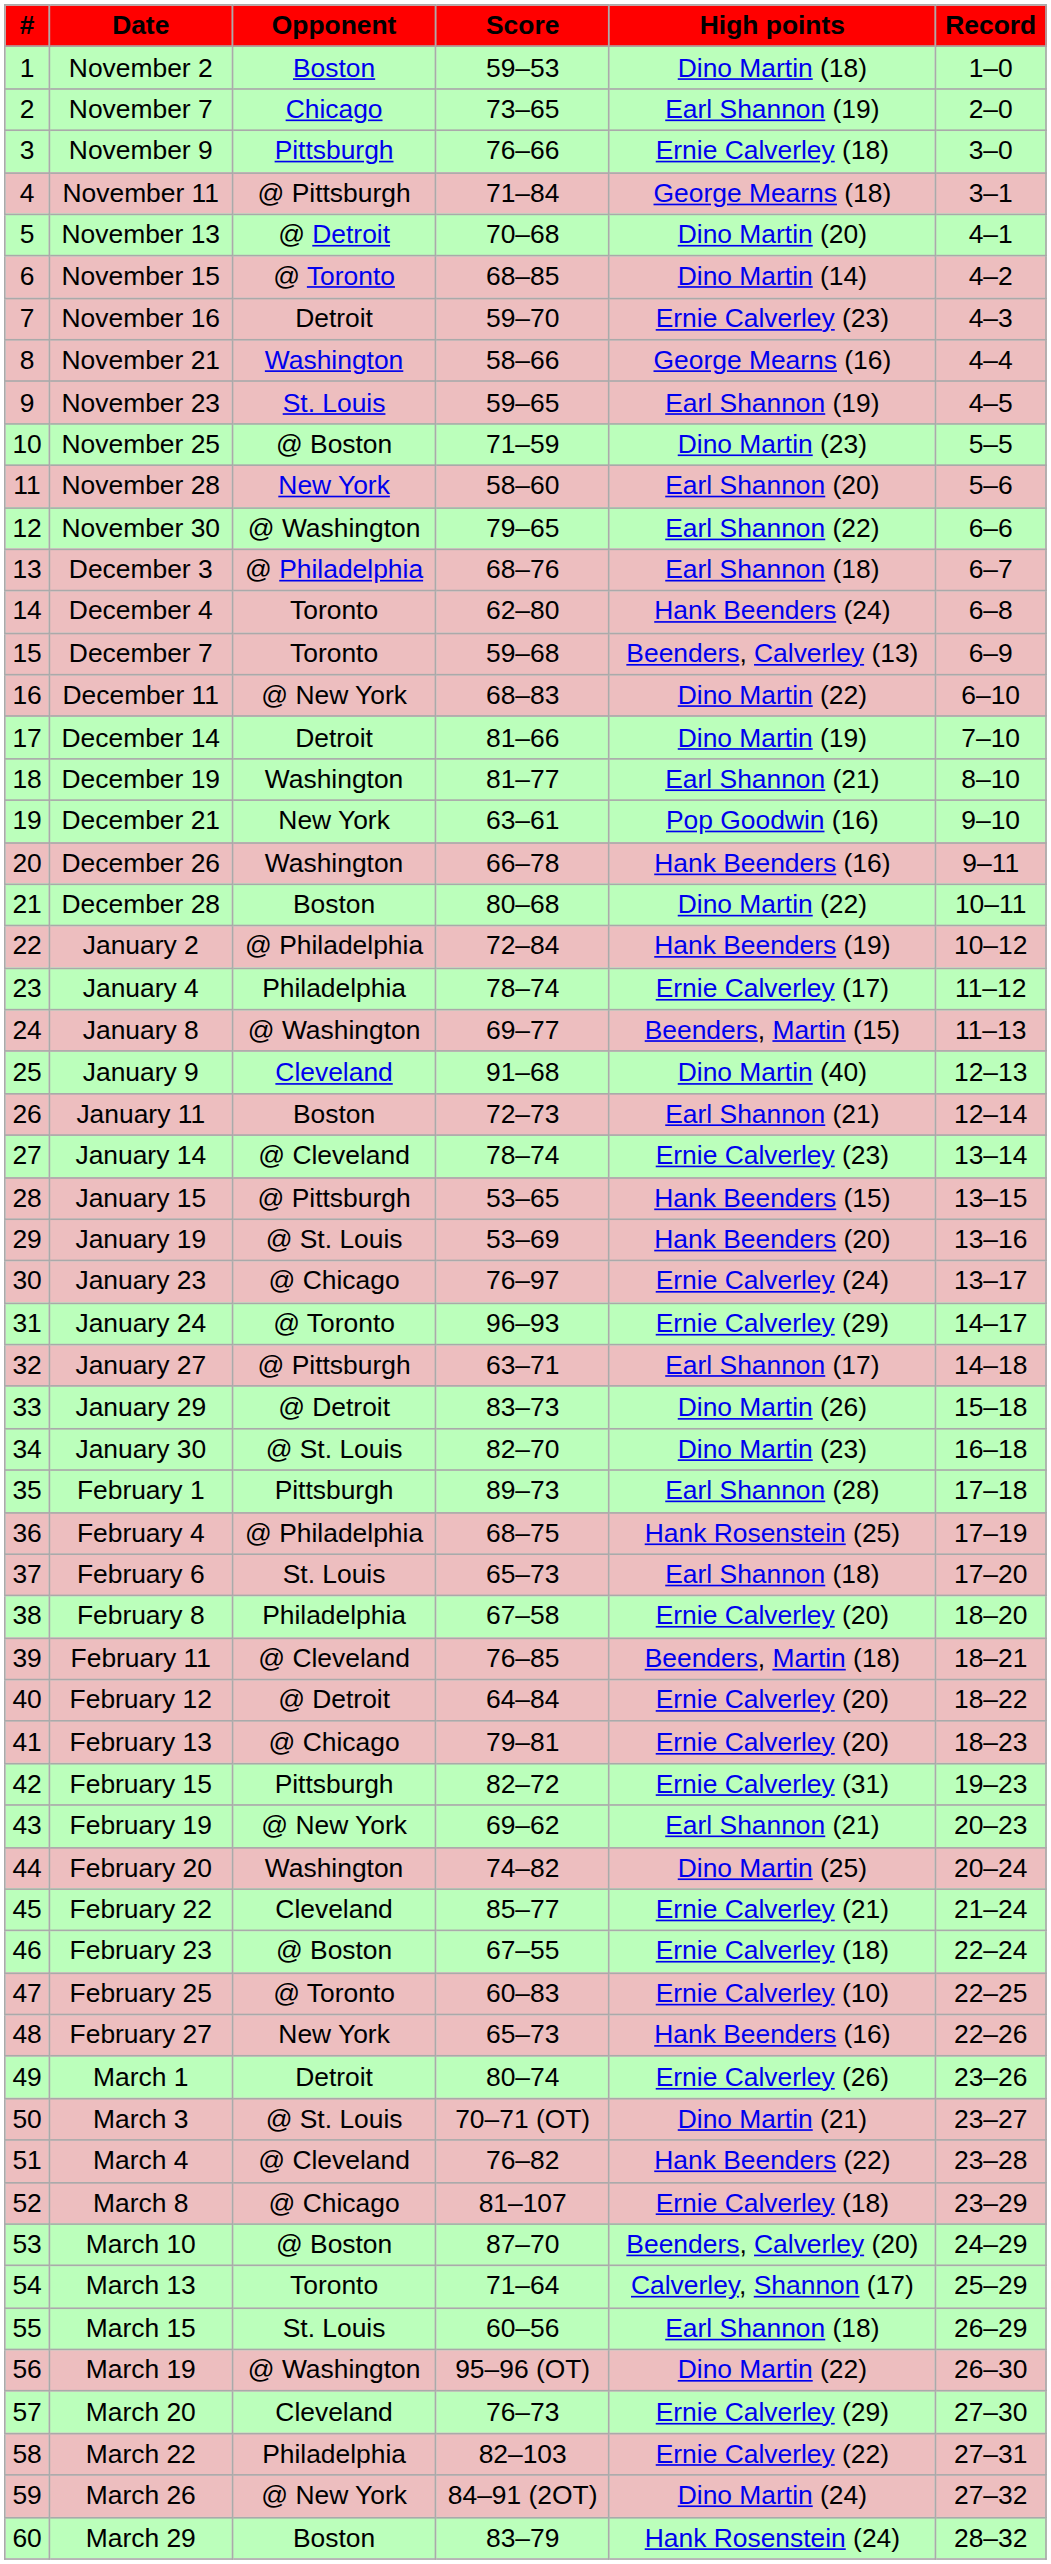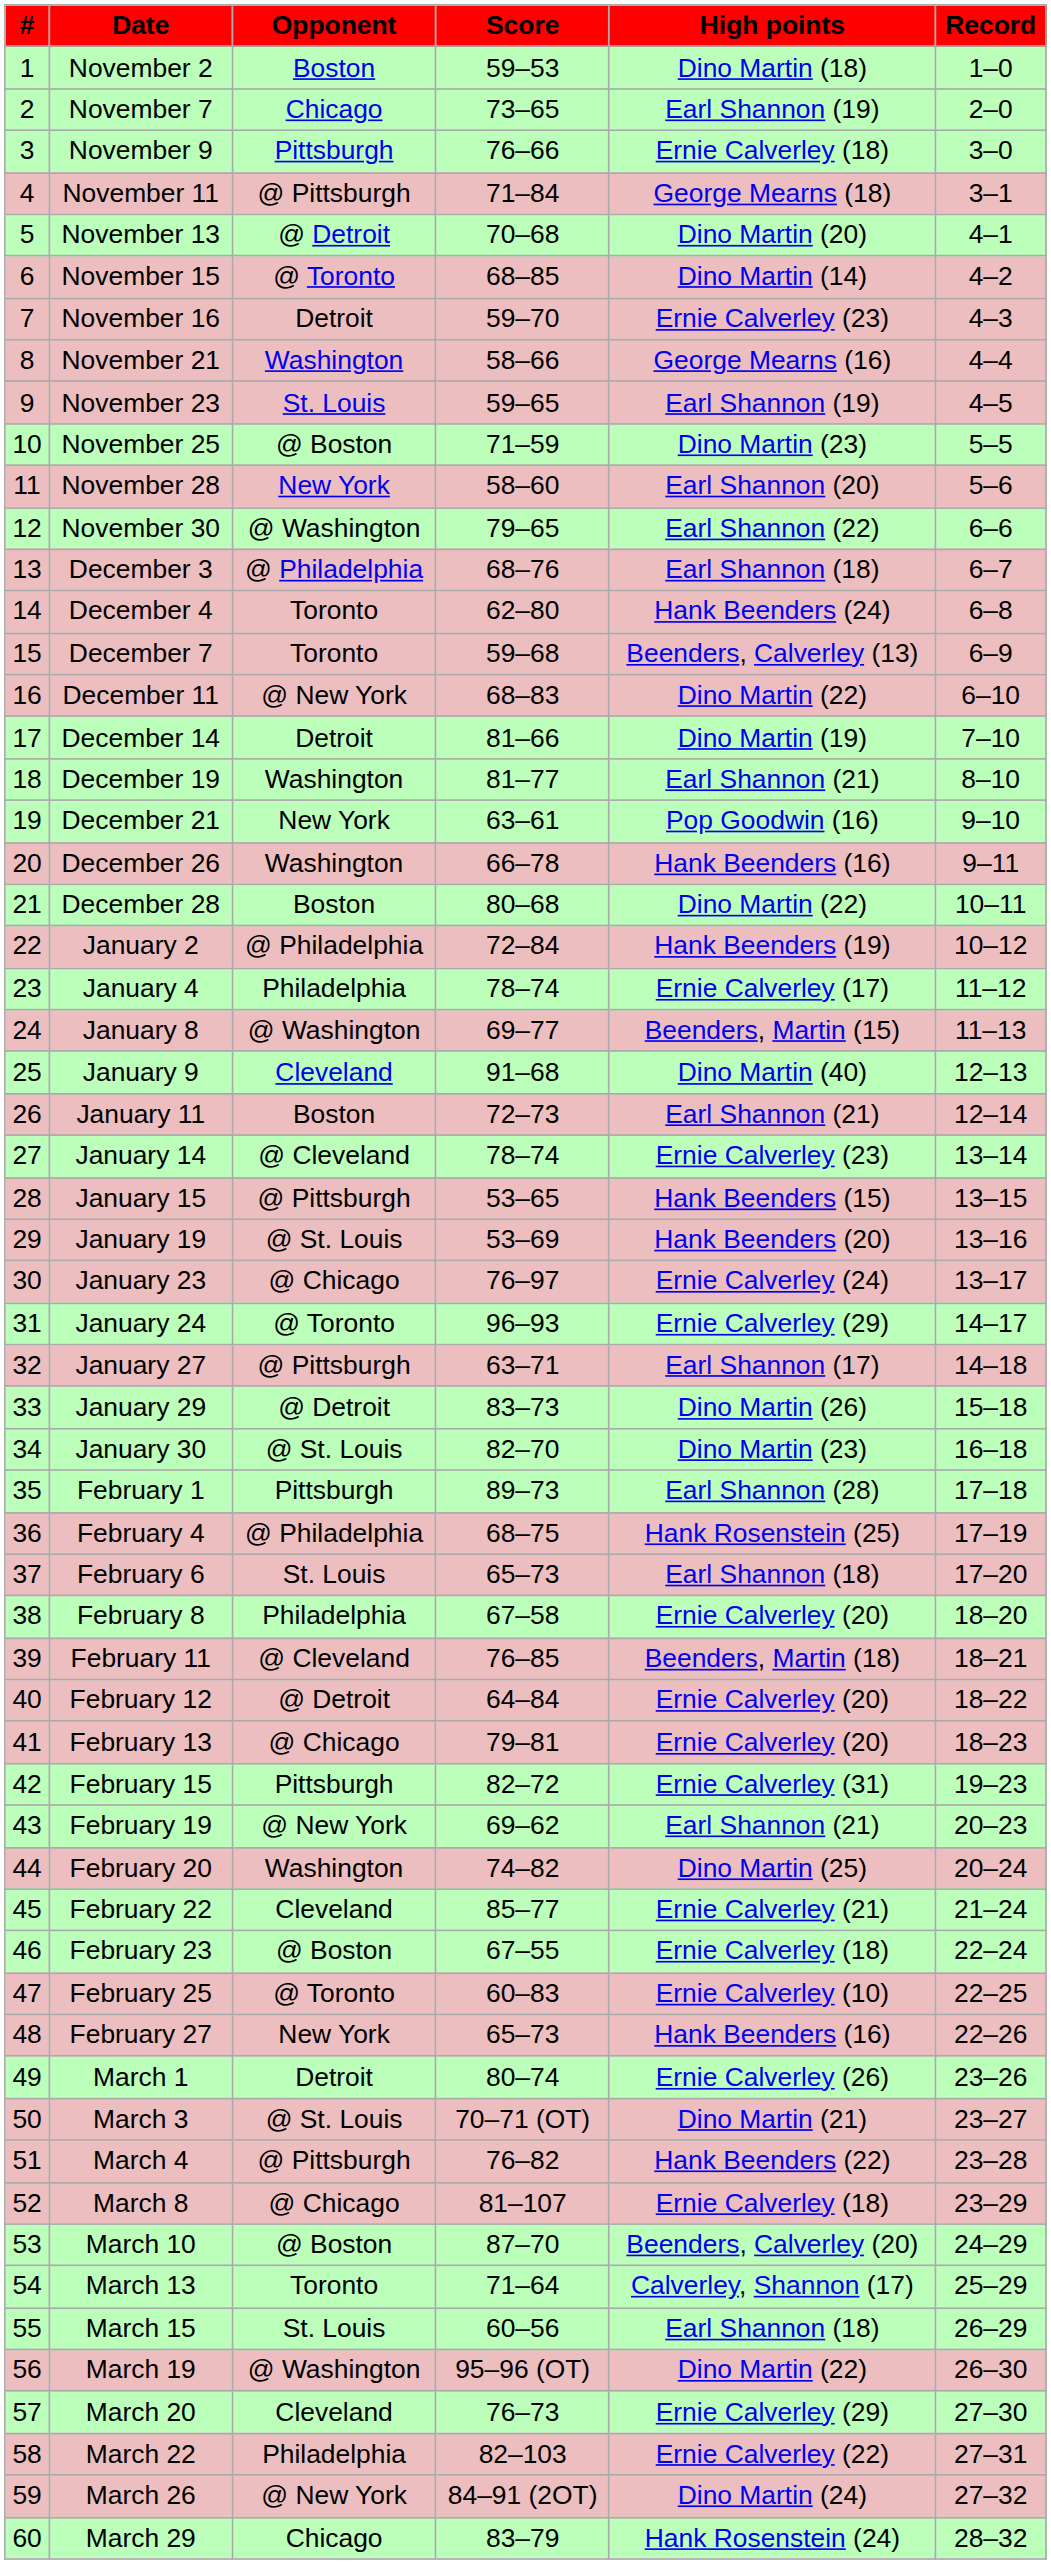(334, 2160) @ Cleveland -> (334, 2160) @ Pittsburgh
(334, 2537) Boston -> (334, 2537) Chicago
